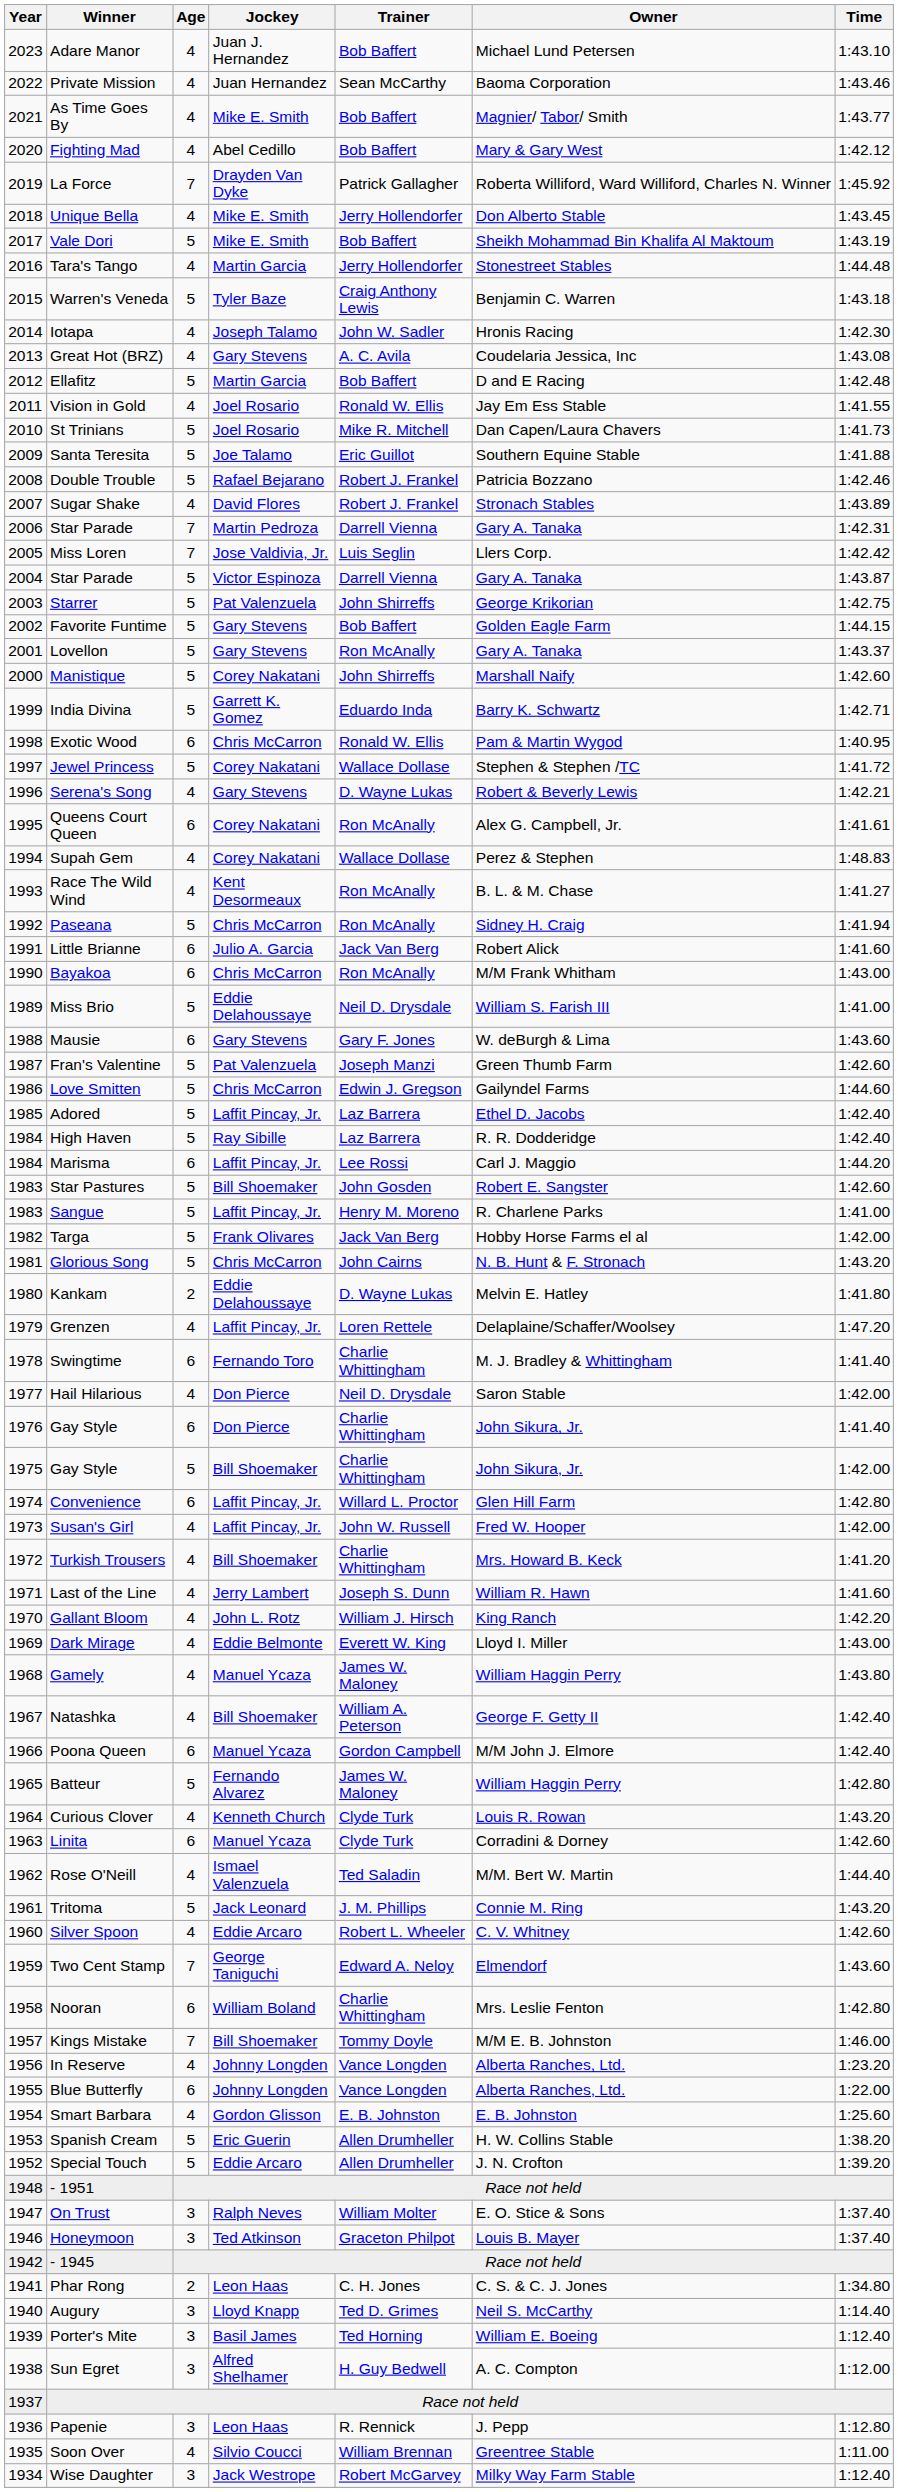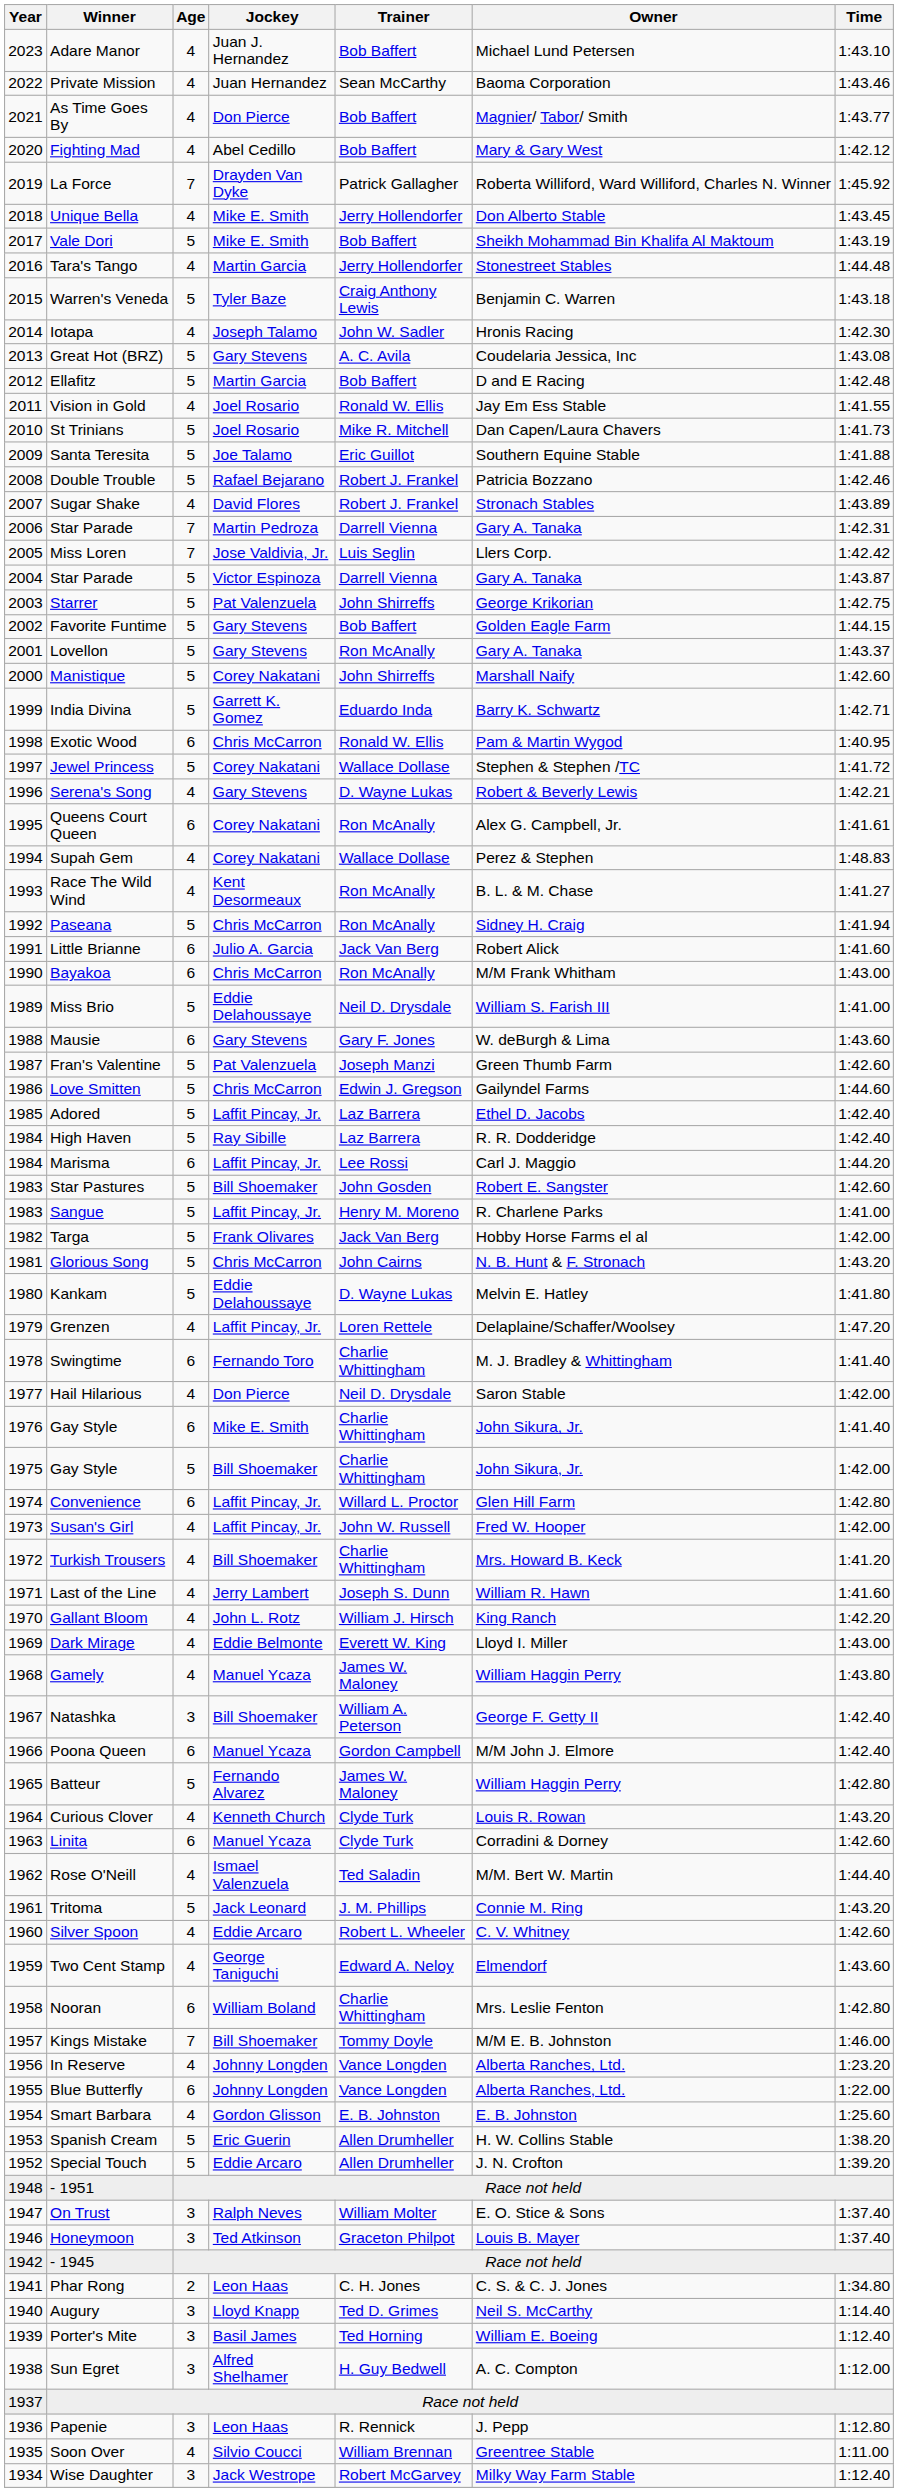(261, 117) Mike E. Smith -> (251, 117) Don Pierce
(191, 357) 4 -> (191, 357) 5
(191, 1294) 2 -> (191, 1294) 5
(251, 1427) Don Pierce -> (261, 1427) Mike E. Smith
(191, 1717) 4 -> (191, 1717) 3
(191, 1966) 7 -> (191, 1966) 4
